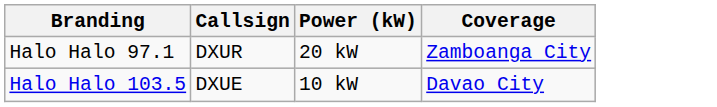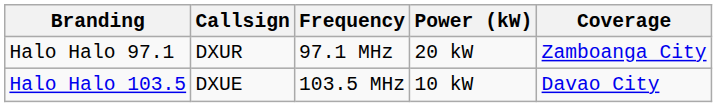+ column: (352, 21)
